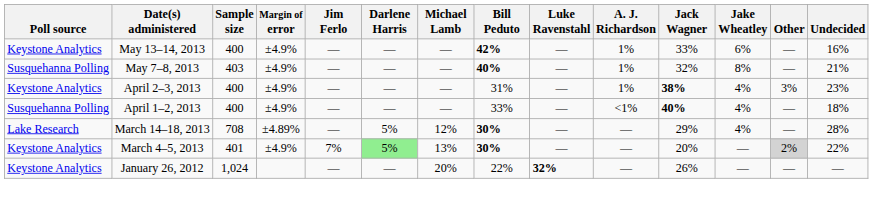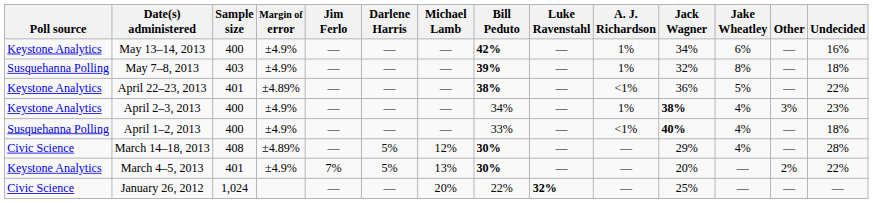(687, 49) 33% -> (687, 49) 34%
(489, 69) 40% -> (489, 69) 39%
(838, 69) 21% -> (838, 69) 18%
+ row: (162, 88)
(502, 88) 31% -> (502, 108) 34%
(43, 128) Lake Research -> (41, 148) Civic Science
(234, 128) 708 -> (234, 148) 408
(390, 148) lightgreen background -> (390, 168) no background
(789, 148) lightgrey background -> (789, 168) no background
(54, 168) Keystone Analytics -> (41, 188) Civic Science
(687, 168) 26% -> (687, 188) 25%
